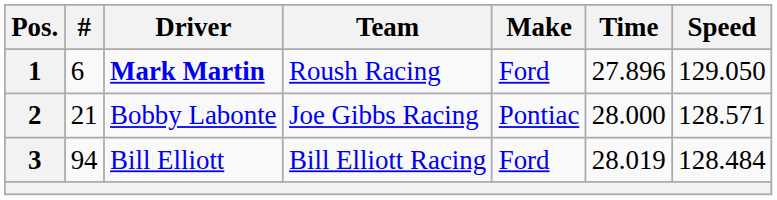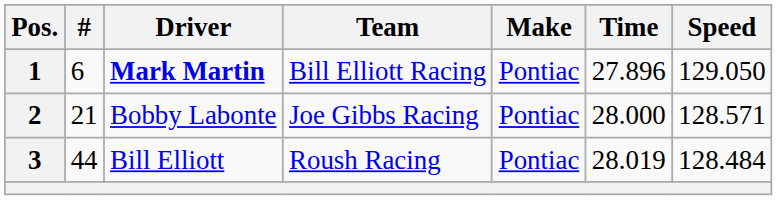(365, 71) Roush Racing -> (388, 71) Bill Elliott Racing
(524, 71) Ford -> (539, 71) Pontiac
(84, 159) 94 -> (84, 159) 44
(388, 159) Bill Elliott Racing -> (365, 159) Roush Racing
(524, 159) Ford -> (539, 159) Pontiac
